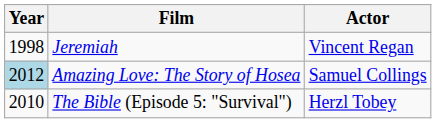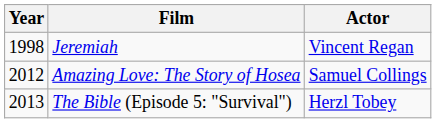(26, 74) lightblue background -> (26, 74) no background
(26, 103) 2010 -> (26, 103) 2013
